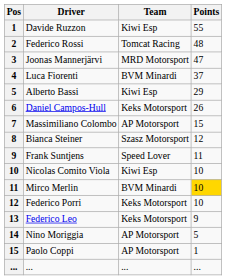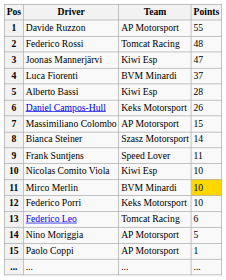(139, 27) Kiwi Esp -> (150, 27) AP Motorsport
(155, 59) MRD Motorsport -> (139, 59) Kiwi Esp
(198, 91) 29 -> (198, 91) 28
(198, 139) 12 -> (198, 139) 14
(154, 219) Keks Motorsport -> (150, 219) Tomcat Racing
(196, 219) 9 -> (196, 219) 6
